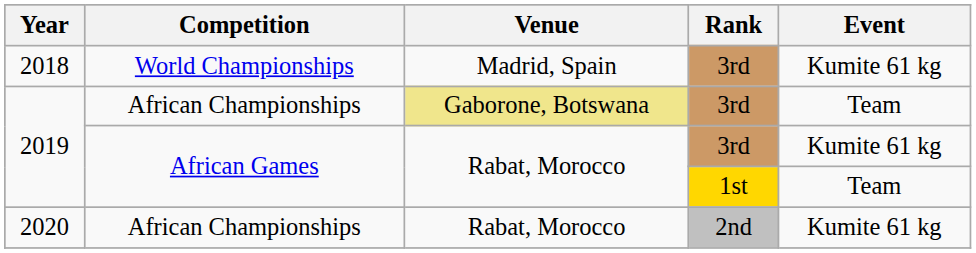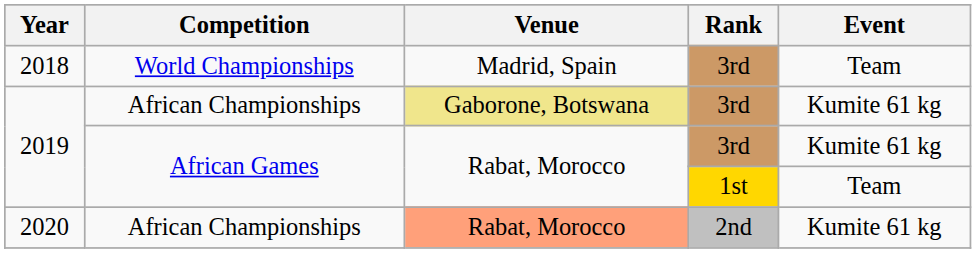(874, 65) Kumite 61 kg -> (874, 65) Team
(874, 105) Team -> (874, 105) Kumite 61 kg
(547, 226) no background -> (547, 226) lightsalmon background
